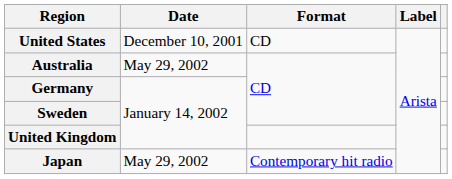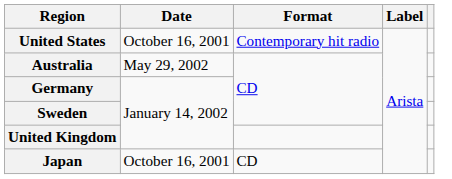(183, 40) December 10, 2001 -> (176, 40) October 16, 2001
(261, 40) CD -> (308, 40) Contemporary hit radio
(166, 161) May 29, 2002 -> (176, 161) October 16, 2001
(321, 161) Contemporary hit radio -> (247, 161) CD
